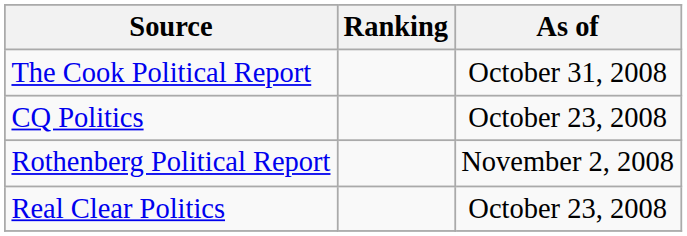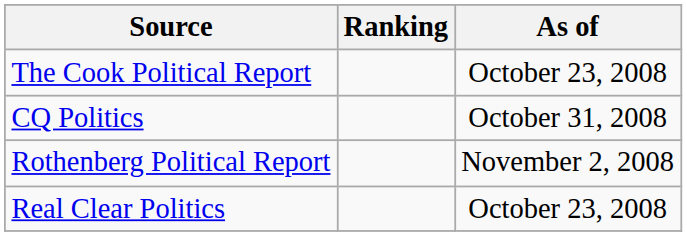(568, 72) October 31, 2008 -> (568, 72) October 23, 2008
(568, 117) October 23, 2008 -> (568, 117) October 31, 2008
